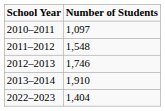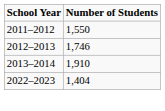- row: (31, 30)
(78, 47) 1,548 -> (78, 30) 1,550
